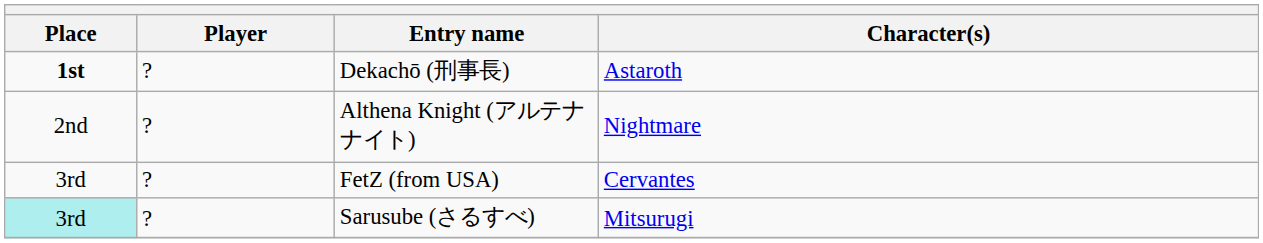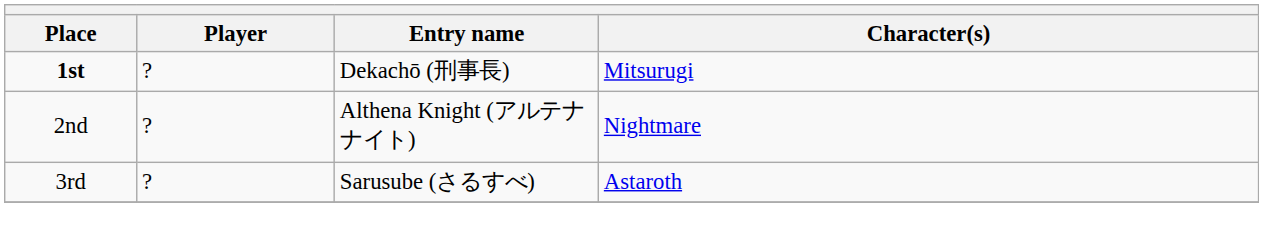(643, 71) Astaroth -> (649, 71) Mitsurugi
- row: (419, 179)
(71, 217) paleturquoise background -> (71, 181) no background
(649, 217) Mitsurugi -> (643, 181) Astaroth
